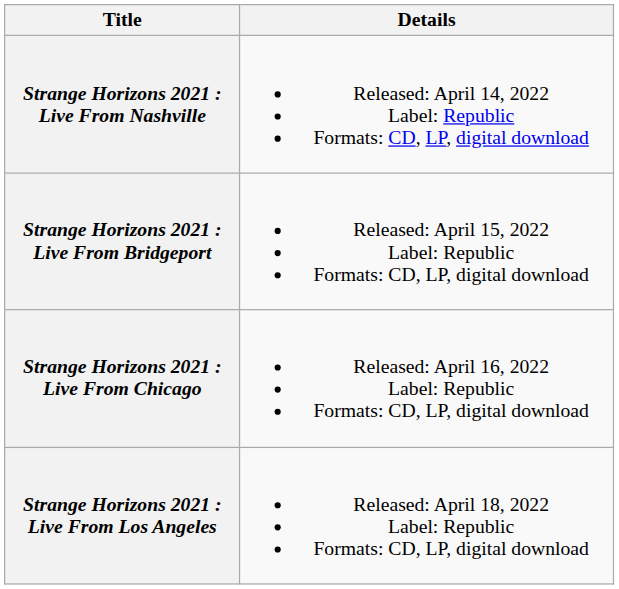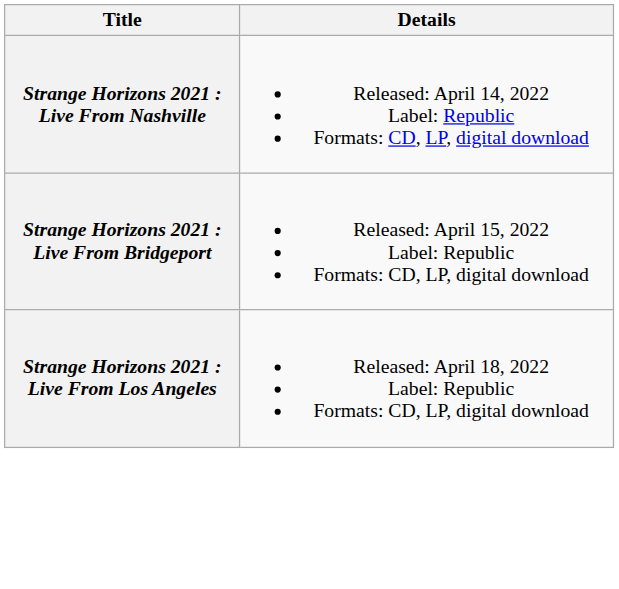- row: (122, 378)
